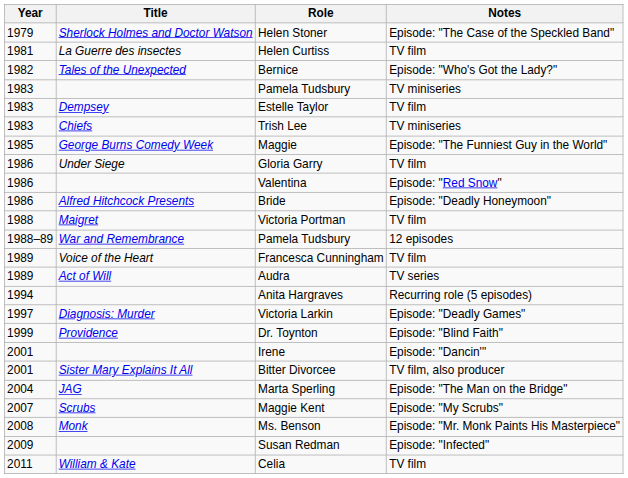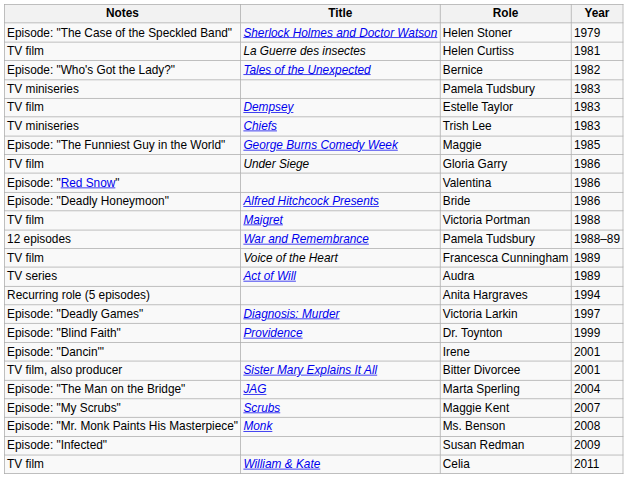columns swapped: (30, 13) <-> (505, 13)
